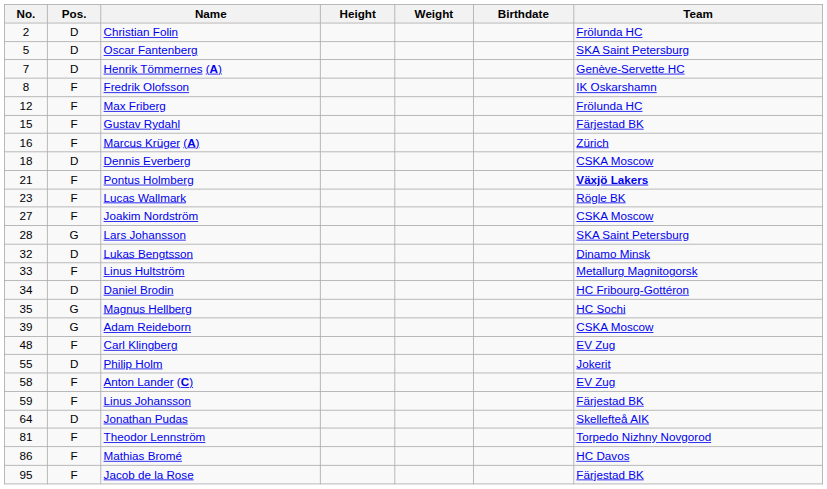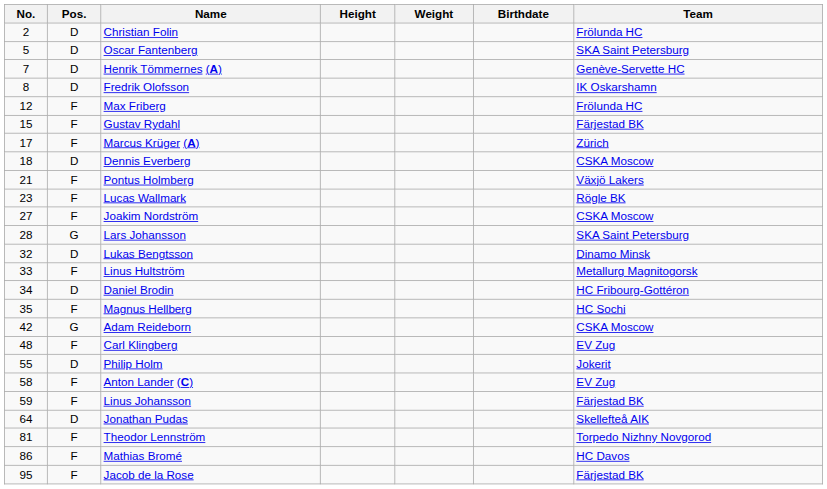(74, 88) F -> (74, 88) D
(26, 143) 16 -> (26, 143) 17
(612, 180) bold -> (610, 180) normal
(74, 309) G -> (74, 309) F
(26, 327) 39 -> (26, 327) 42
